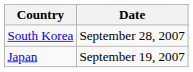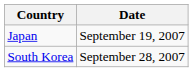rows swapped: (22, 56) <-> (40, 35)
